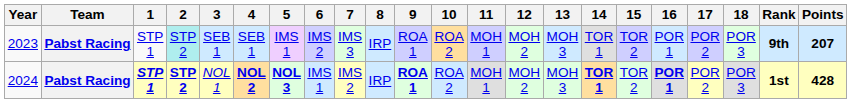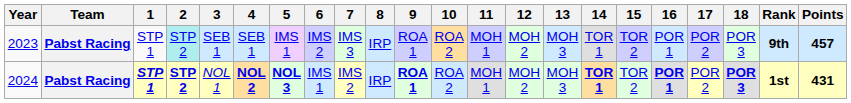(823, 44) 207 -> (823, 44) 457
(741, 80) normal -> (741, 80) bold
(823, 80) 428 -> (823, 80) 431
